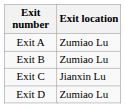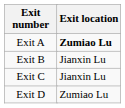(84, 42) normal -> (86, 42) bold
(84, 59) Zumiao Lu -> (83, 59) Jianxin Lu
